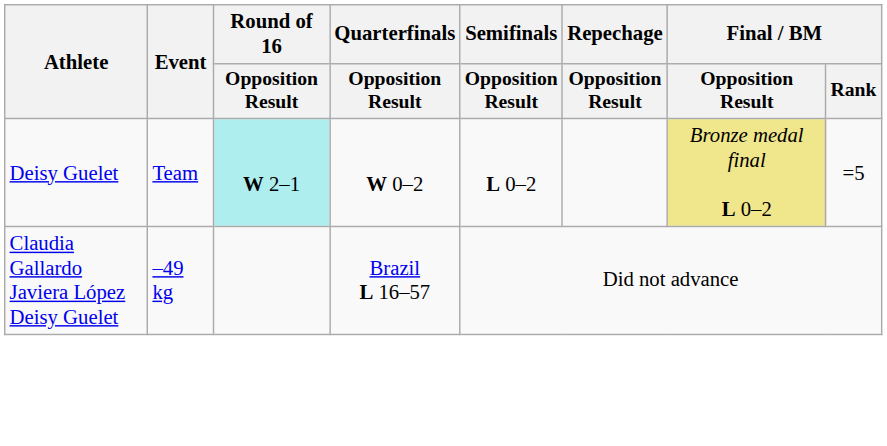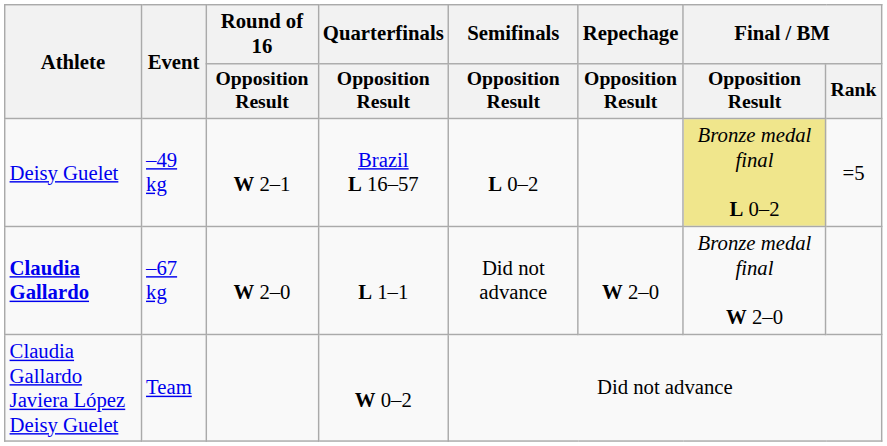(175, 172) Team -> (162, 172) –49 kg
(272, 185) paleturquoise background -> (262, 185) no background
(395, 185) W 0–2 -> (383, 172) Brazil L 16–57
+ row: (49, 280)
(168, 280) –49 kg -> (169, 388) Team
(395, 280) Brazil L 16–57 -> (383, 400) W 0–2
